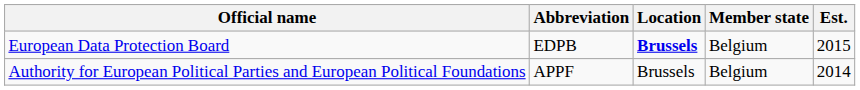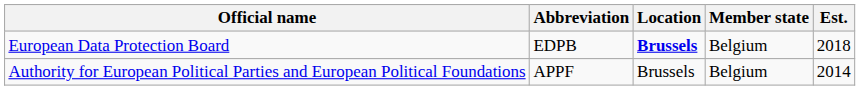(834, 44) 2015 -> (834, 44) 2018
